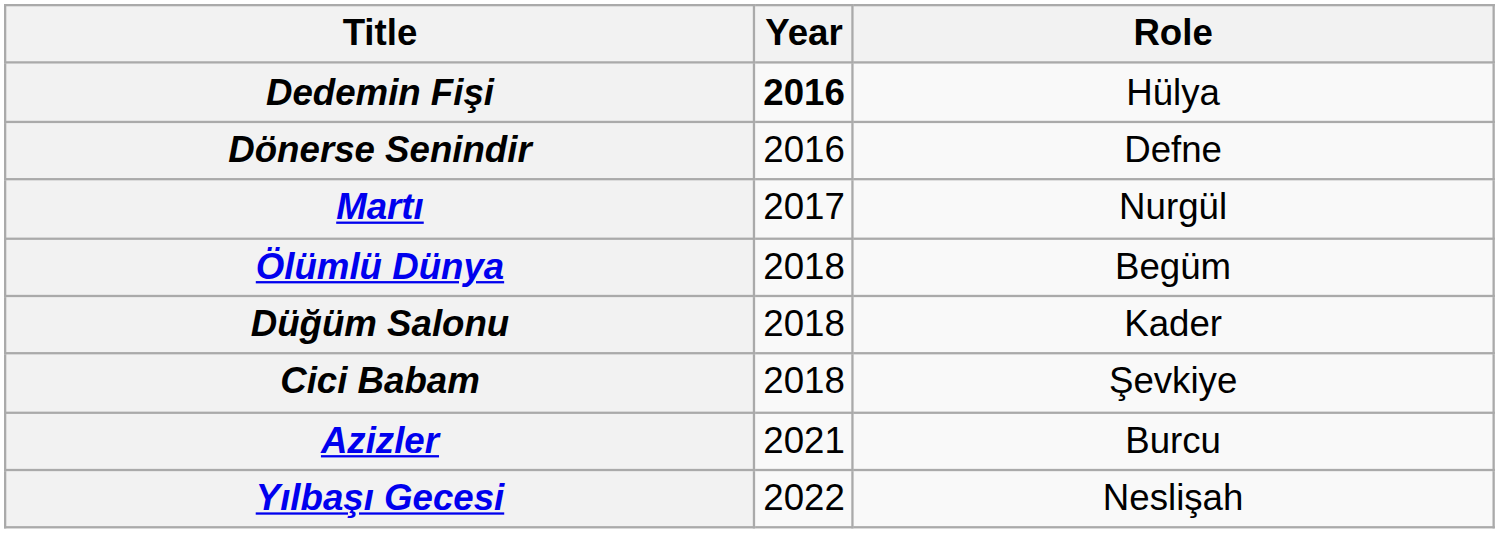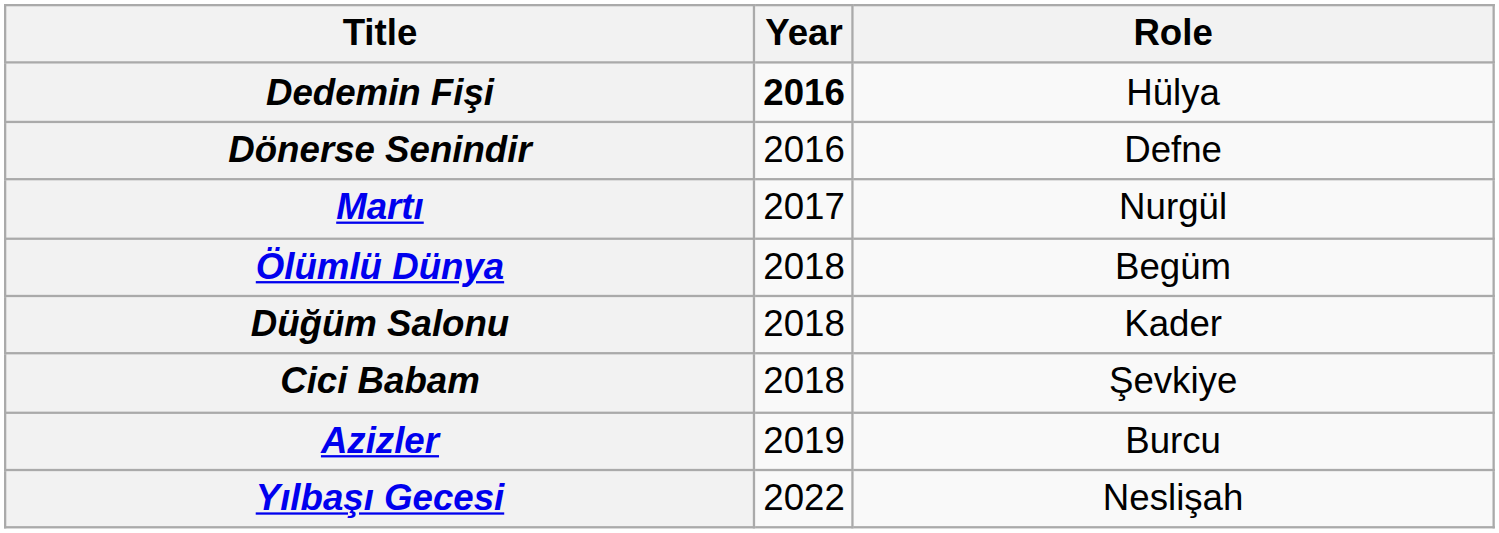(804, 440) 2021 -> (804, 440) 2019
